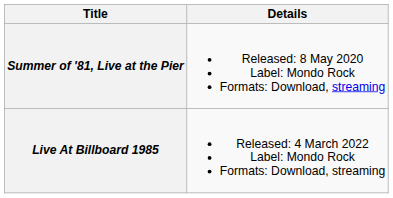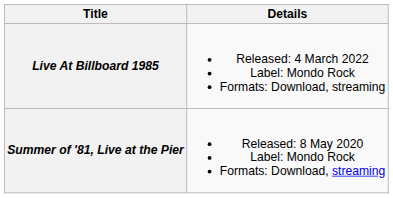rows swapped: (95, 66) <-> (95, 150)
